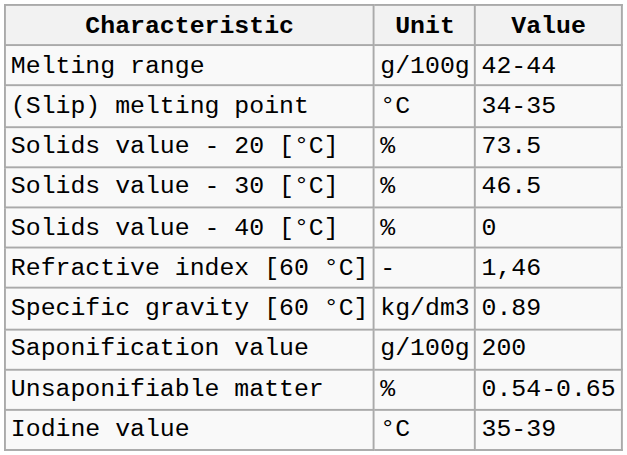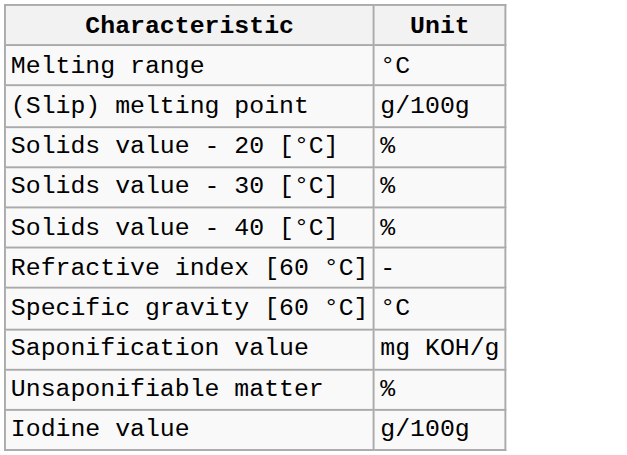- column: (549, 25)
(425, 66) g/100g -> (395, 66) °C
(395, 106) °C -> (425, 106) g/100g
(425, 308) kg/dm3 -> (395, 308) °C
(425, 349) g/100g -> (440, 349) mg KOH/g
(395, 430) °C -> (425, 430) g/100g
